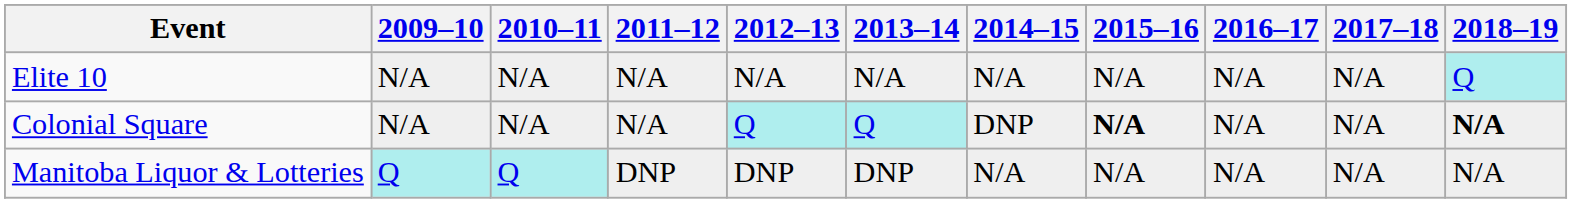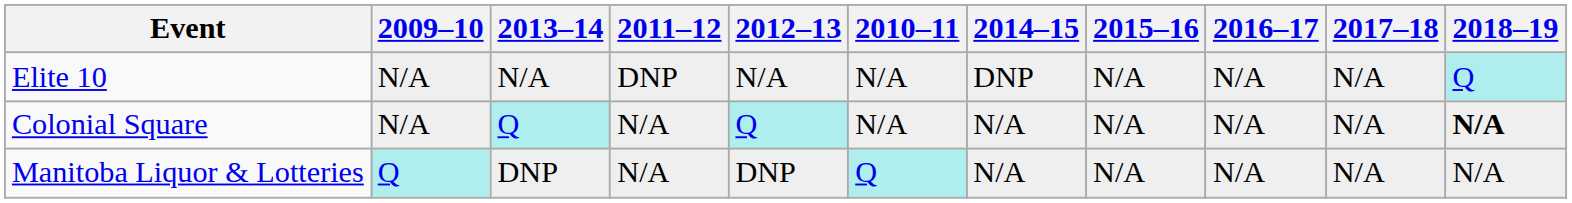columns swapped: (550, 28) <-> (906, 28)
(642, 76) N/A -> (648, 76) DNP
(999, 76) N/A -> (1004, 76) DNP
(1004, 124) DNP -> (999, 124) N/A
(1119, 124) bold -> (1119, 124) normal
(646, 172) DNP -> (643, 172) N/A
